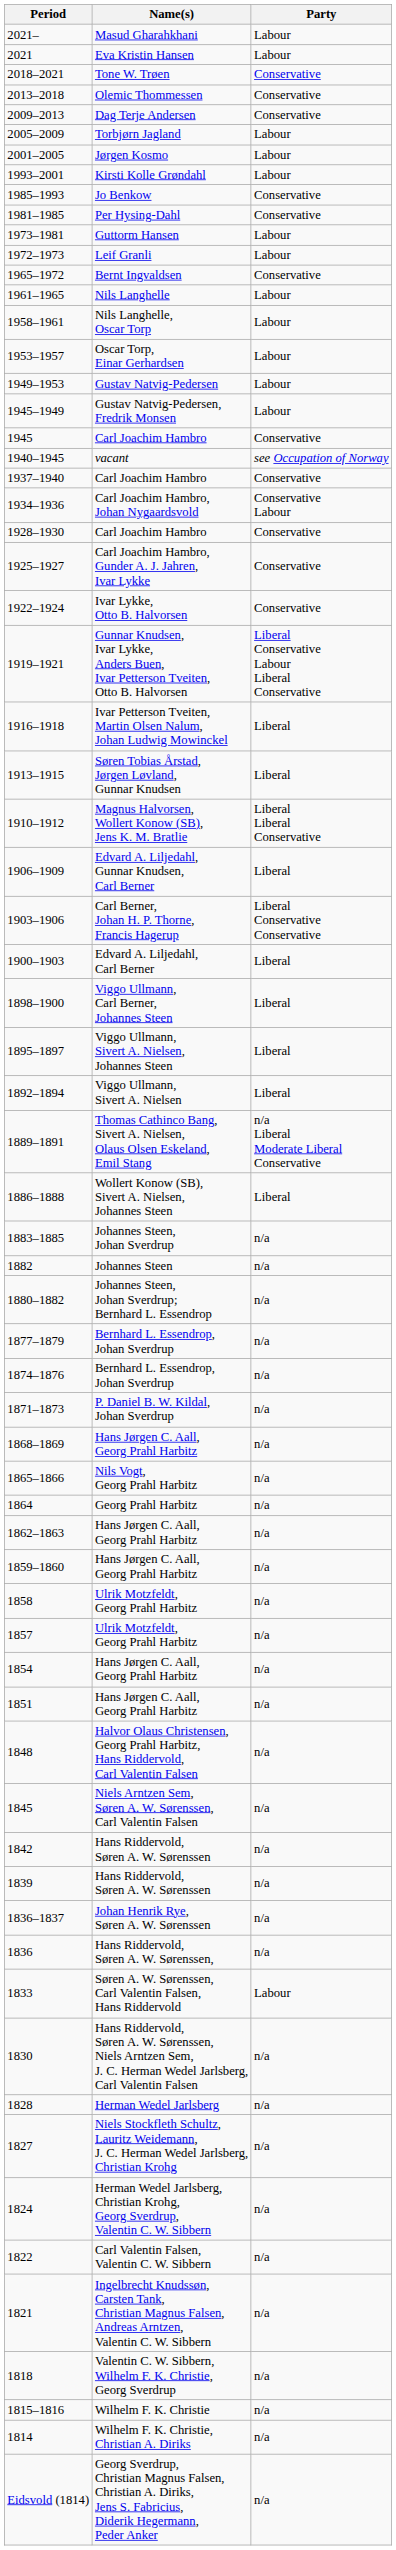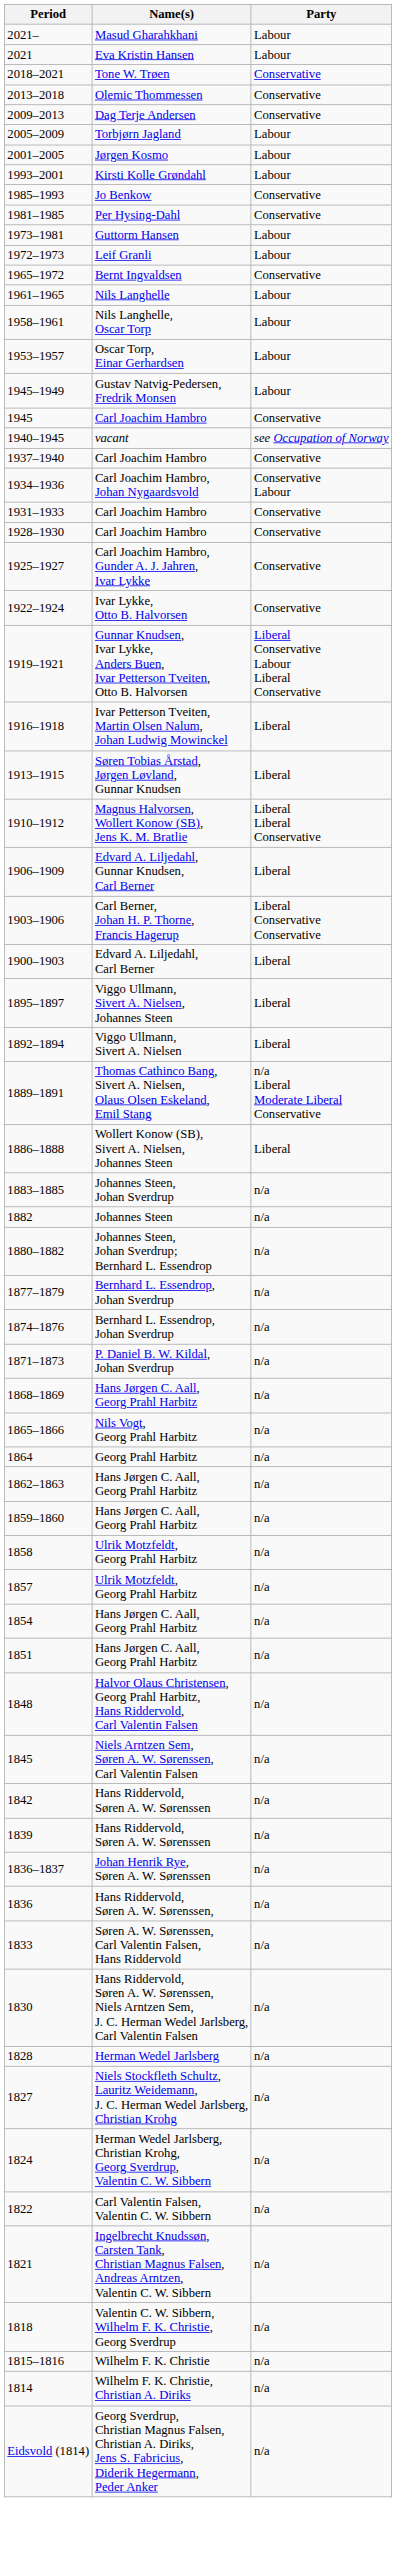- row: (36, 383)
+ row: (36, 512)
- row: (36, 1003)
(272, 1993) Labour -> (262, 1945) n/a
